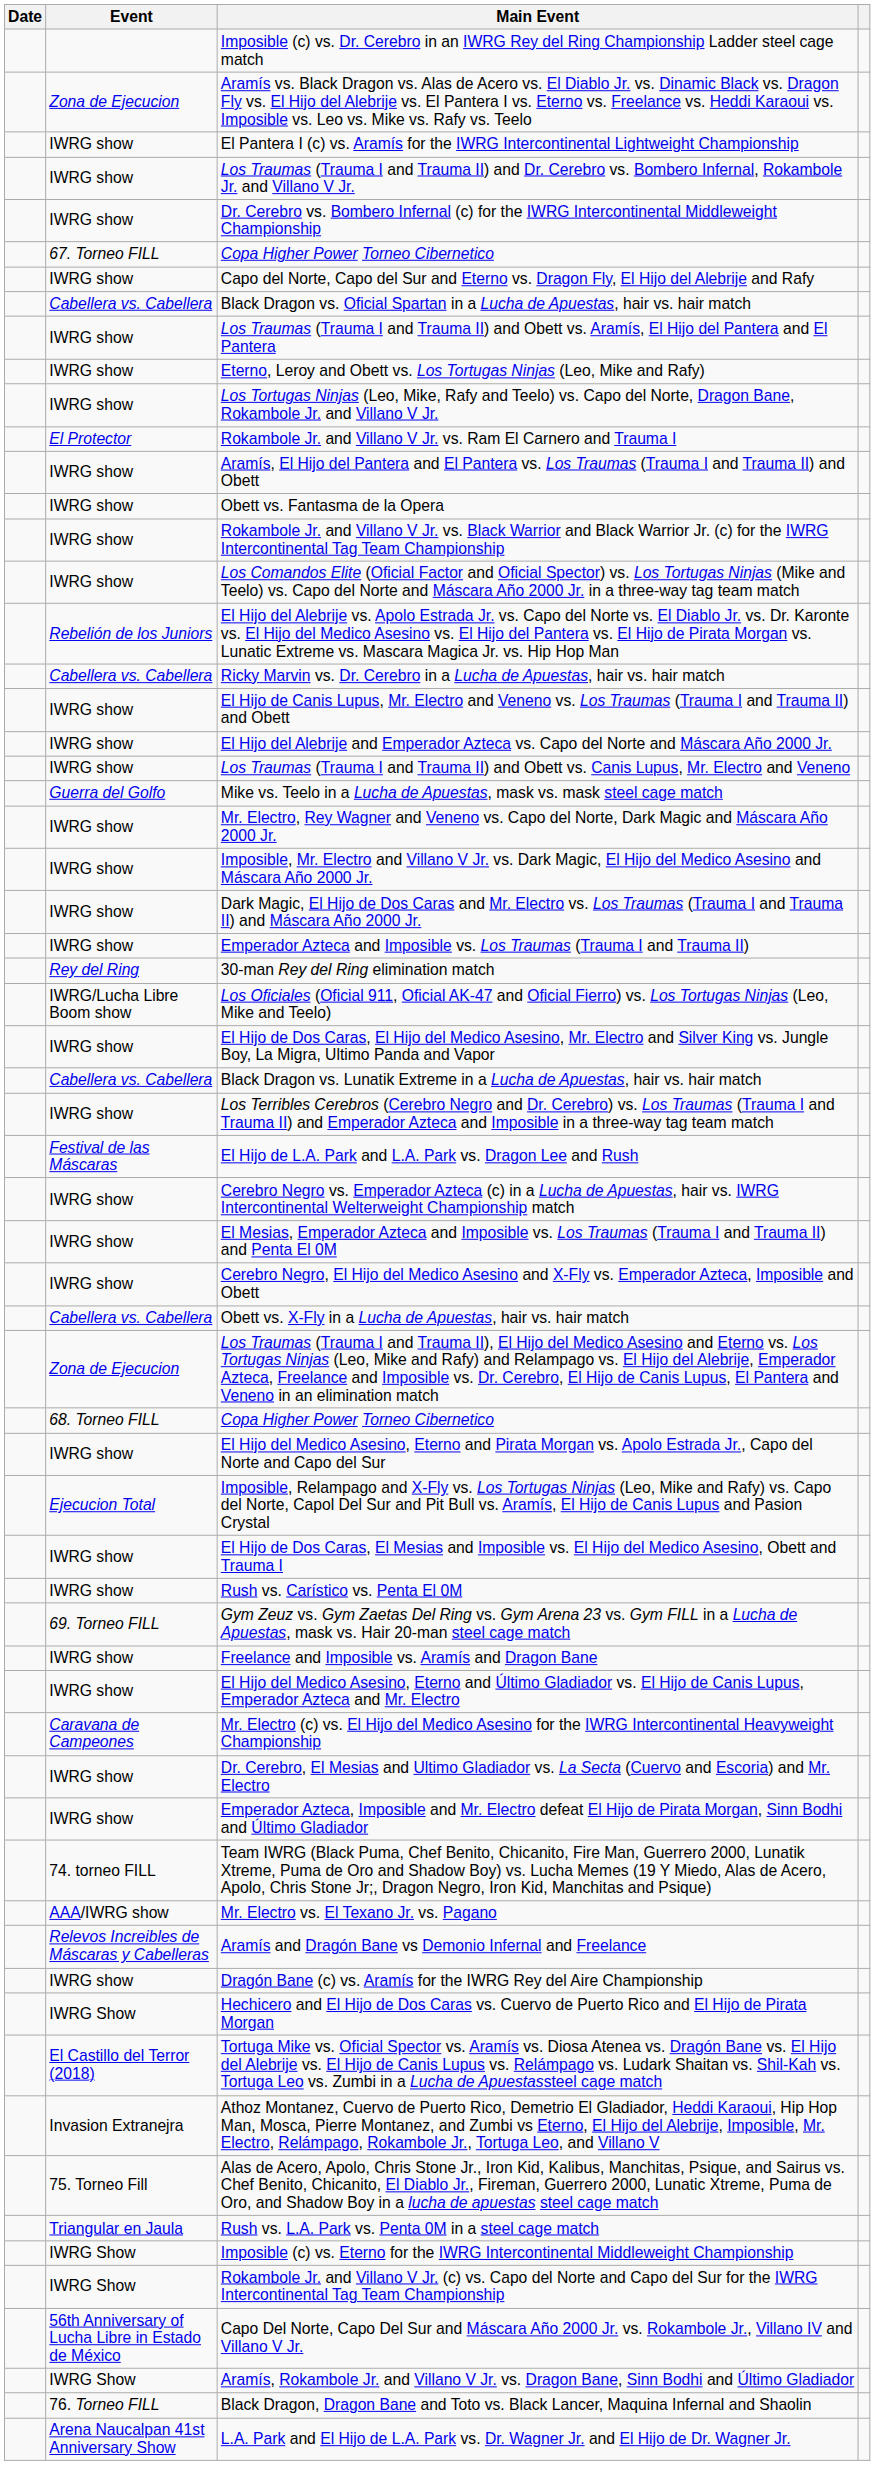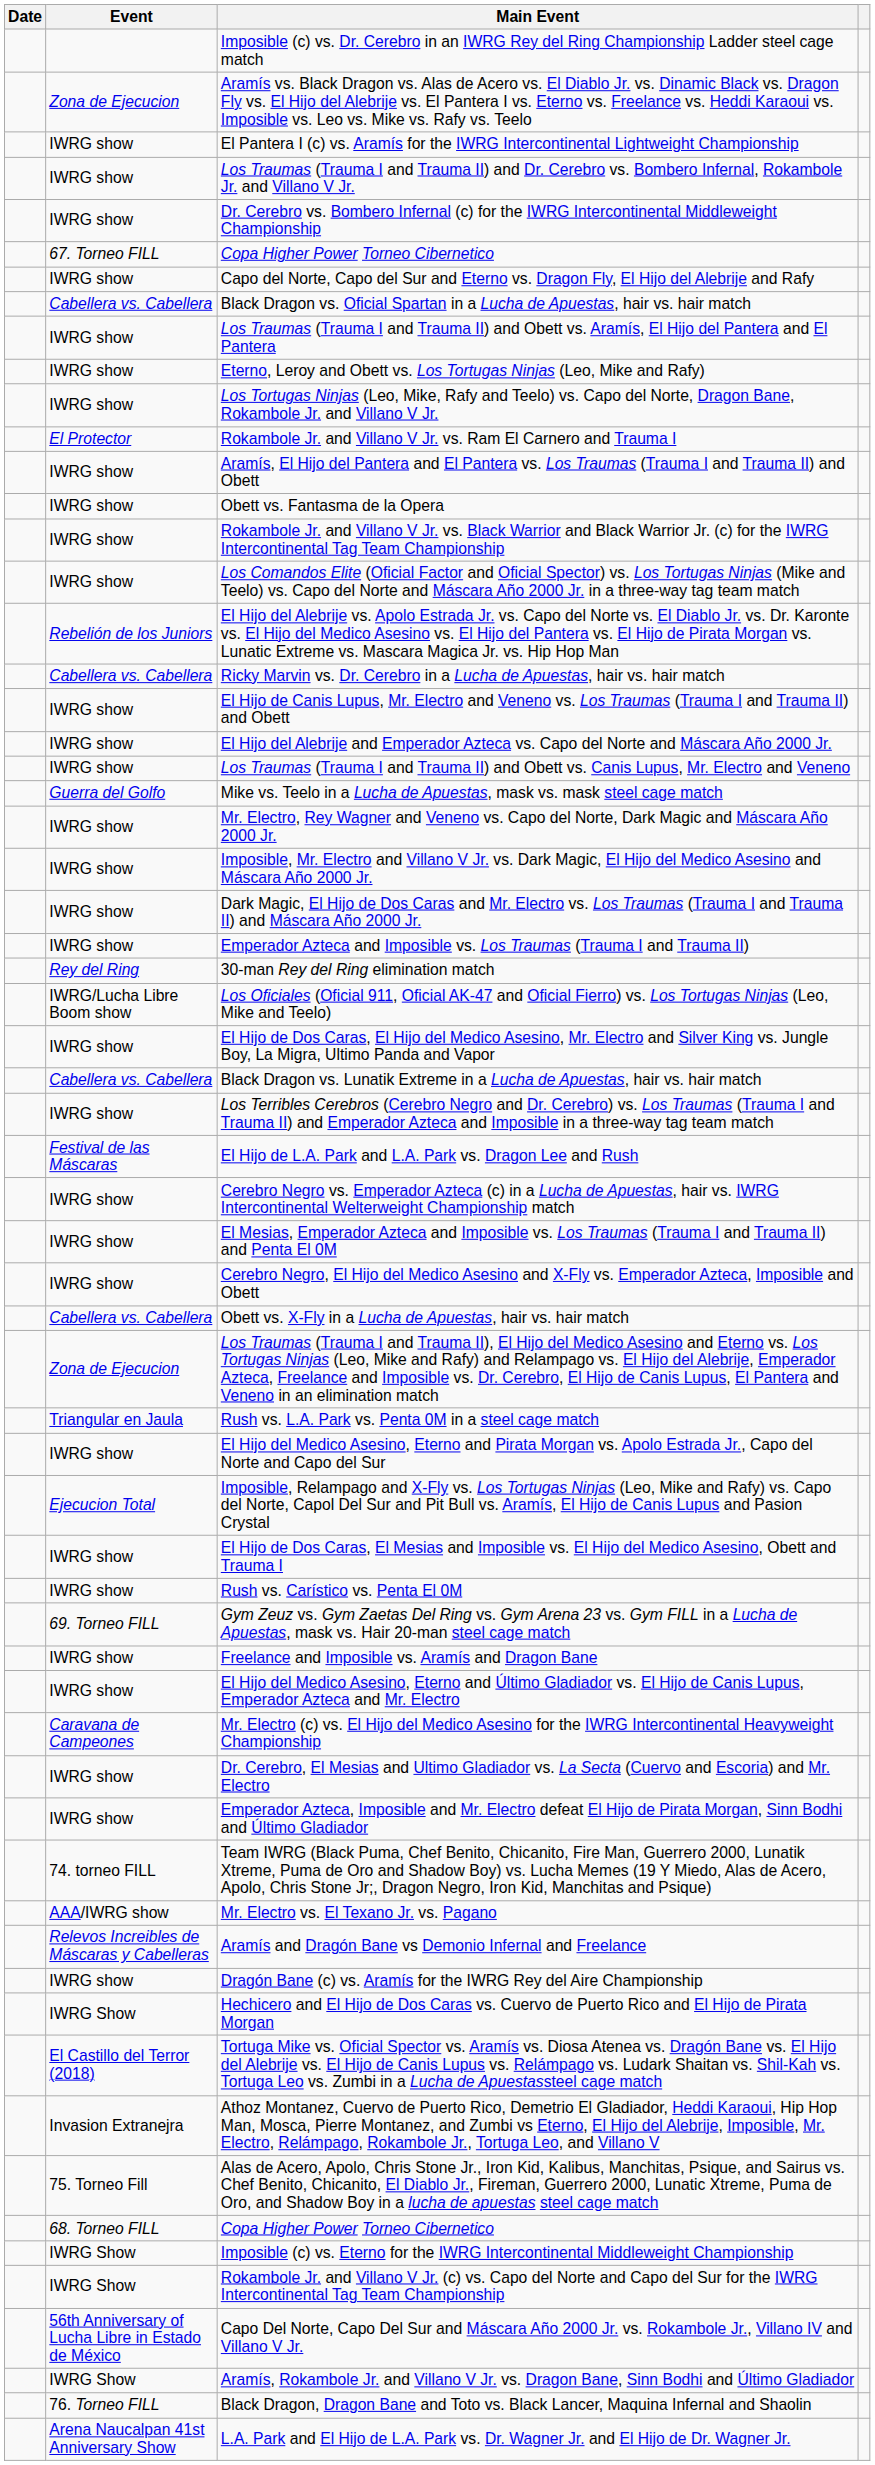rows swapped: (104, 1420) <-> (116, 2228)
